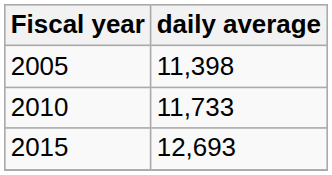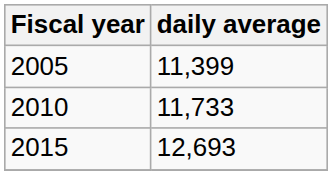(195, 66) 11,398 -> (195, 66) 11,399
